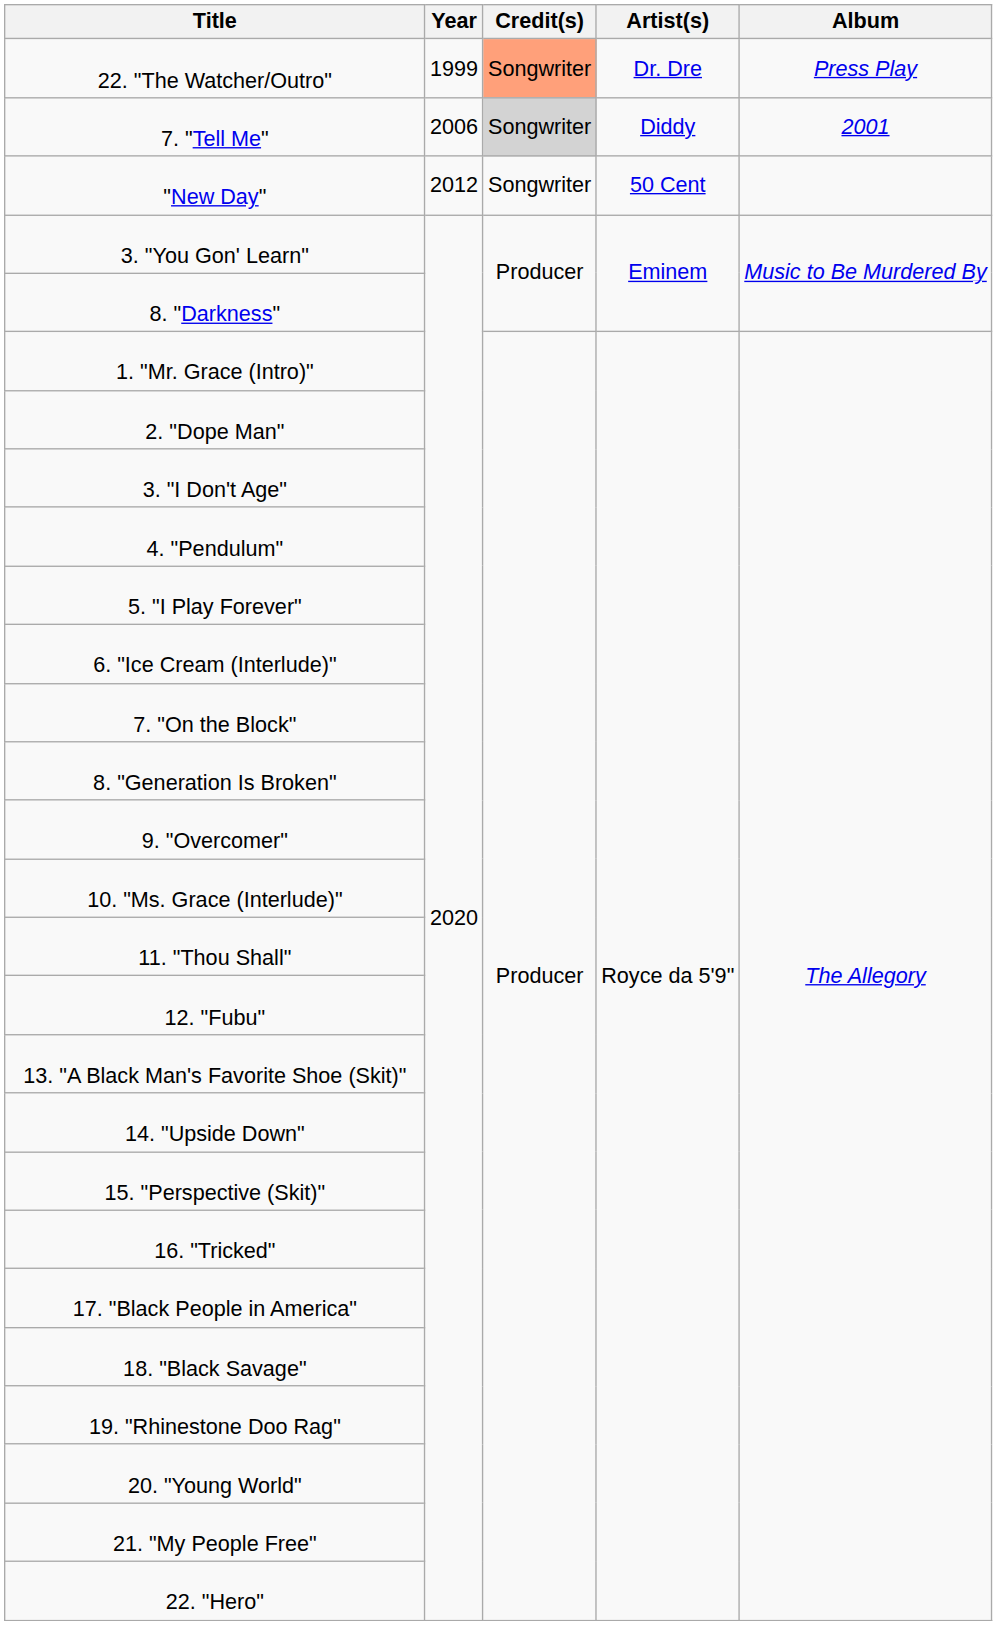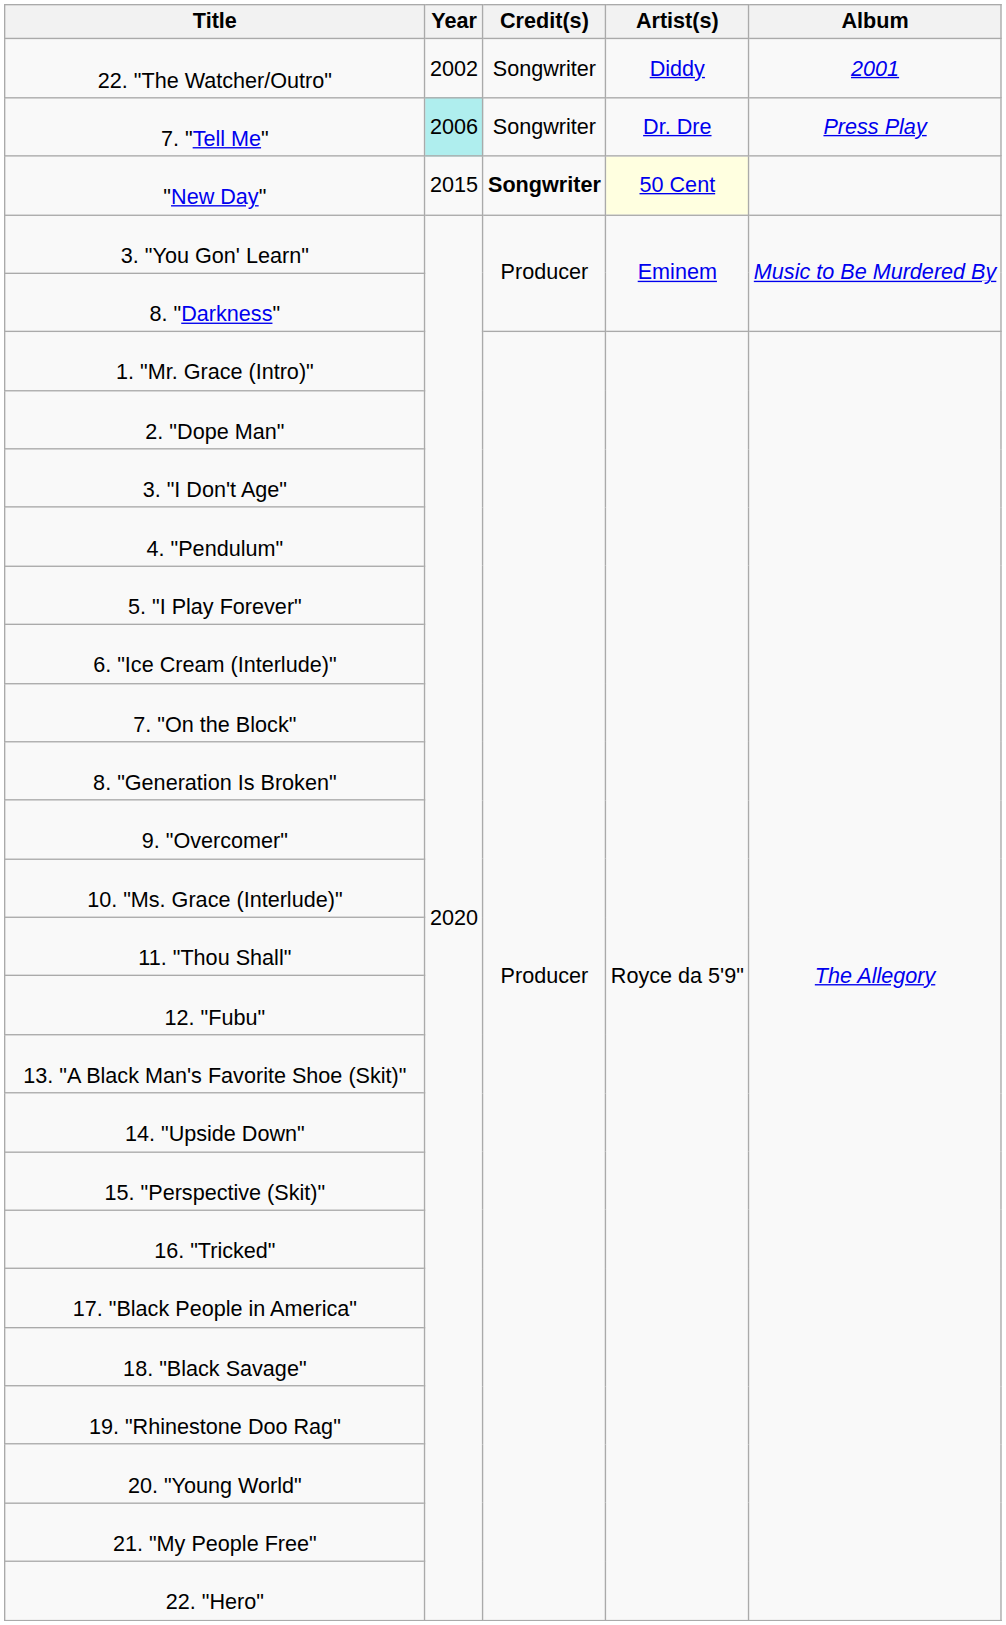(454, 68) 1999 -> (454, 68) 2002
(540, 68) lightsalmon background -> (544, 68) no background
(668, 68) Dr. Dre -> (677, 68) Diddy
(866, 68) Press Play -> (875, 68) 2001
(454, 126) no background -> (454, 126) paleturquoise background
(540, 126) lightgrey background -> (544, 126) no background
(668, 126) Diddy -> (677, 126) Dr. Dre
(866, 126) 2001 -> (875, 126) Press Play
(454, 185) 2012 -> (454, 185) 2015
(540, 185) normal -> (544, 185) bold
(668, 185) no background -> (677, 185) lightyellow background
